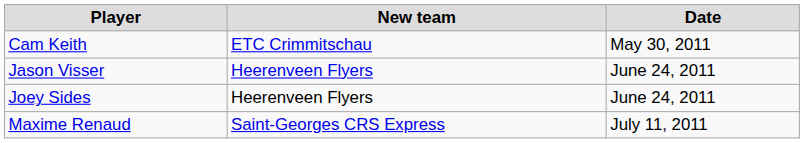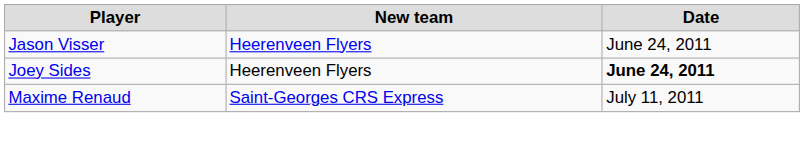- row: (48, 44)
(663, 97) normal -> (660, 71) bold
